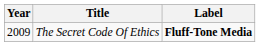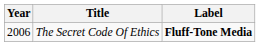(19, 32) 2009 -> (19, 32) 2006
